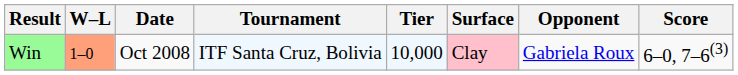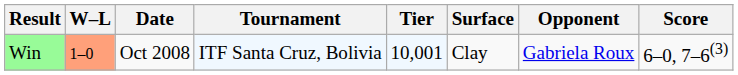(417, 52) 10,000 -> (417, 52) 10,001
(470, 52) pink background -> (470, 52) no background
